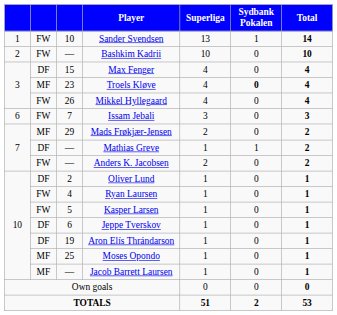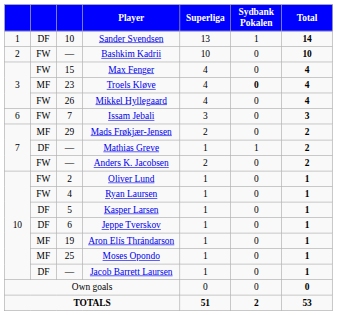(43, 39) FW -> (43, 39) DF
(43, 70) DF -> (43, 70) FW
(43, 179) DF -> (43, 179) FW
(43, 210) FW -> (43, 210) DF
(43, 241) DF -> (43, 241) MF
(43, 272) MF -> (43, 272) DF
